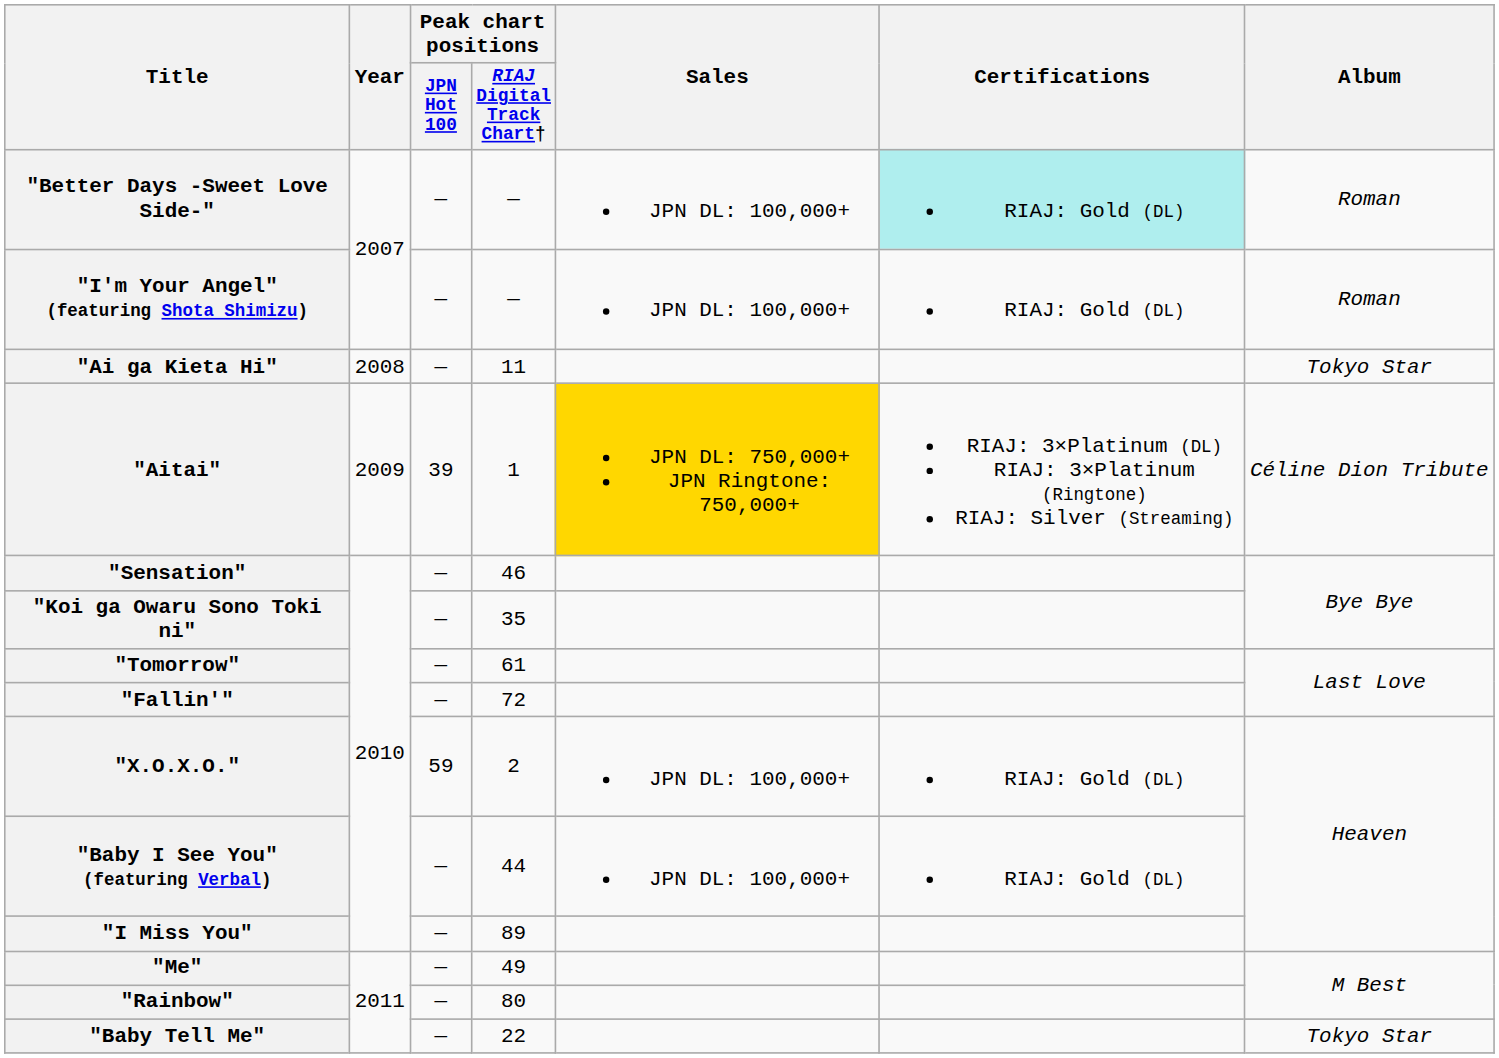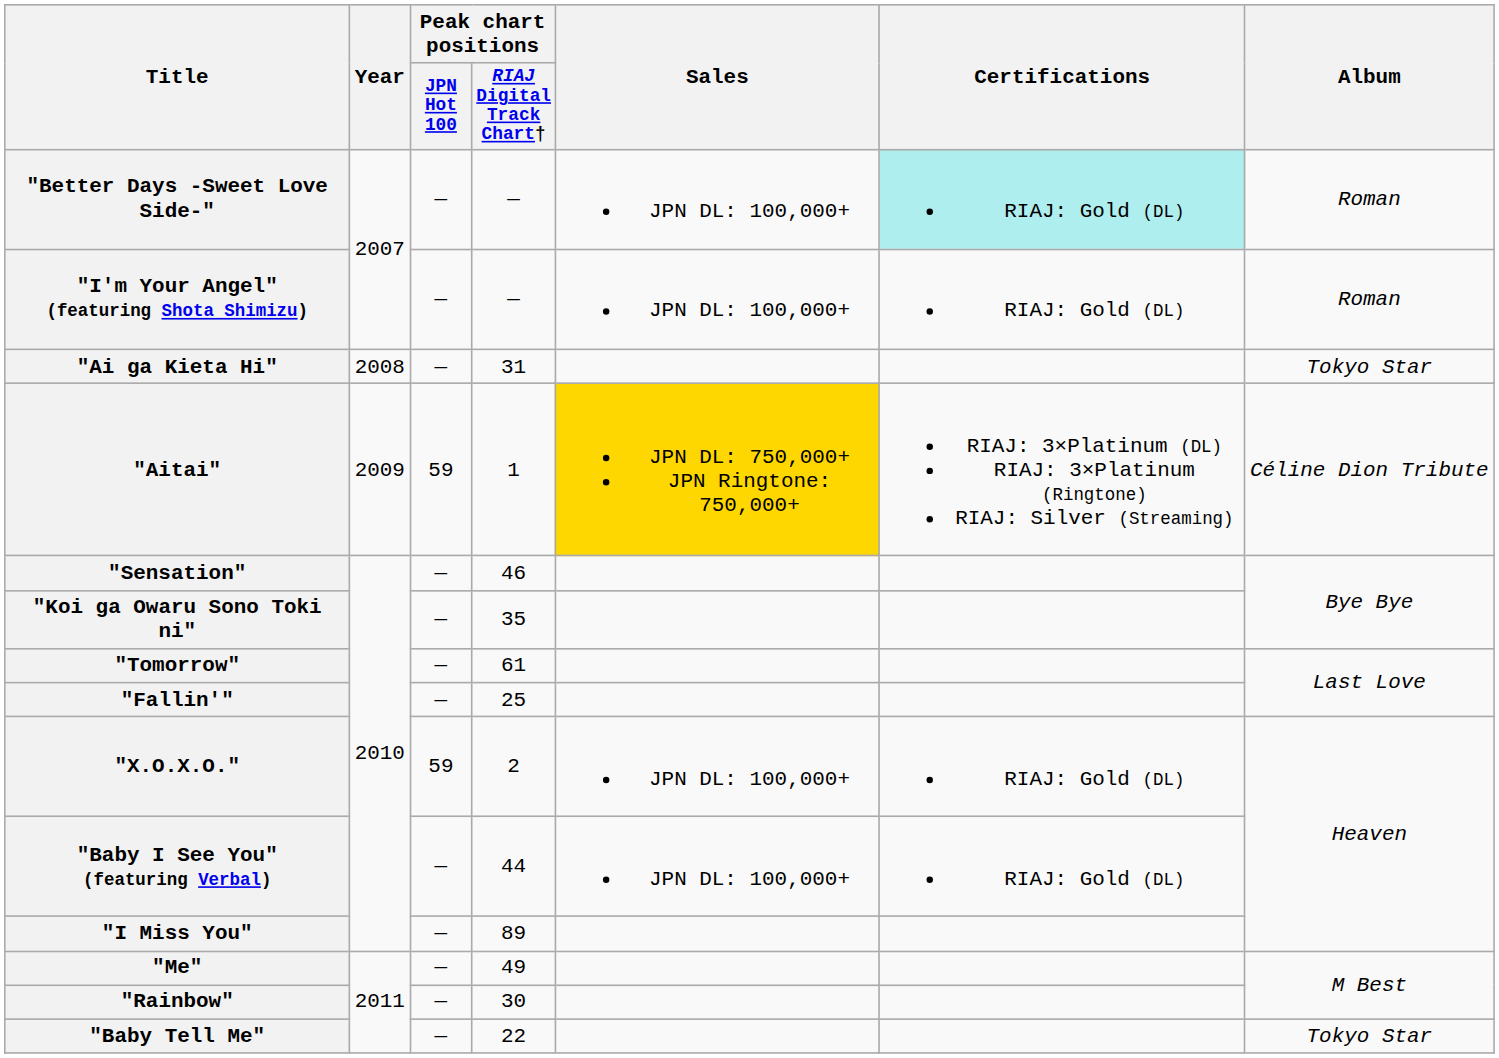(514, 366) 11 -> (514, 366) 31
(441, 470) 39 -> (441, 470) 59
(514, 700) 72 -> (514, 700) 25
(514, 1002) 80 -> (514, 1002) 30
